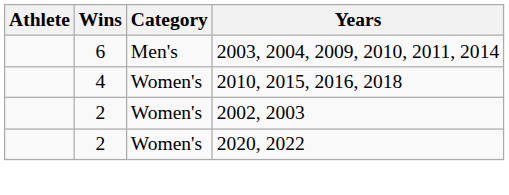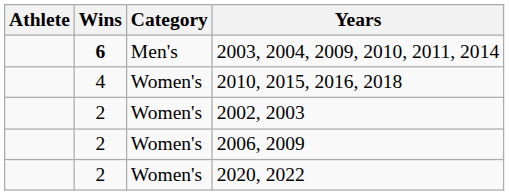(100, 50) normal -> (100, 50) bold
+ row: (261, 143)
